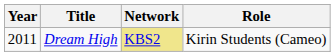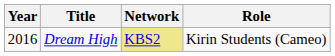(22, 39) 2011 -> (23, 39) 2016
